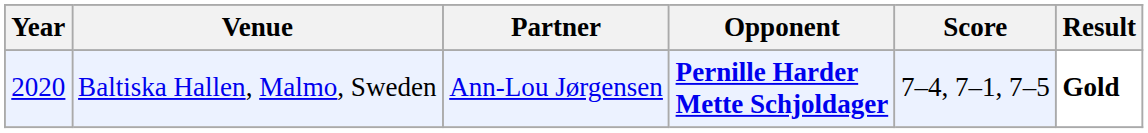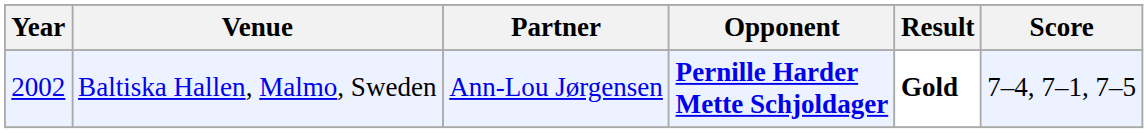columns swapped: (975, 27) <-> (1099, 27)
(38, 87) 2020 -> (38, 87) 2002
